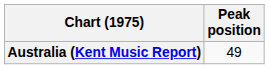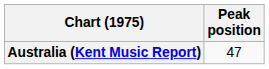(234, 52) 49 -> (234, 52) 47
